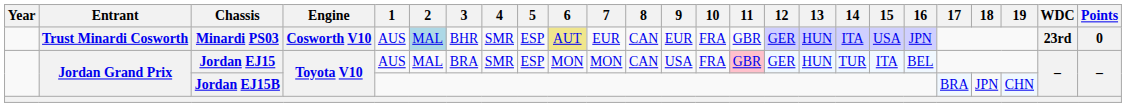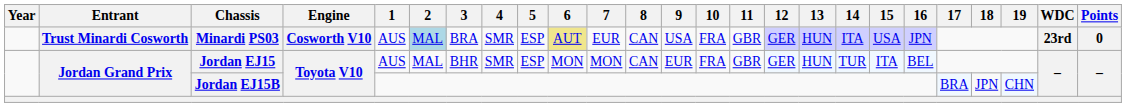(464, 38) BHR -> (464, 38) BRA
(679, 38) EUR -> (679, 38) USA
(464, 61) BRA -> (464, 61) BHR
(679, 61) USA -> (679, 61) EUR
(747, 61) pink background -> (747, 61) no background
